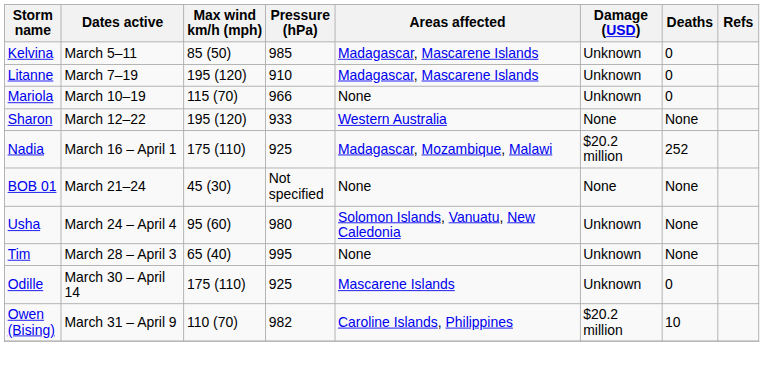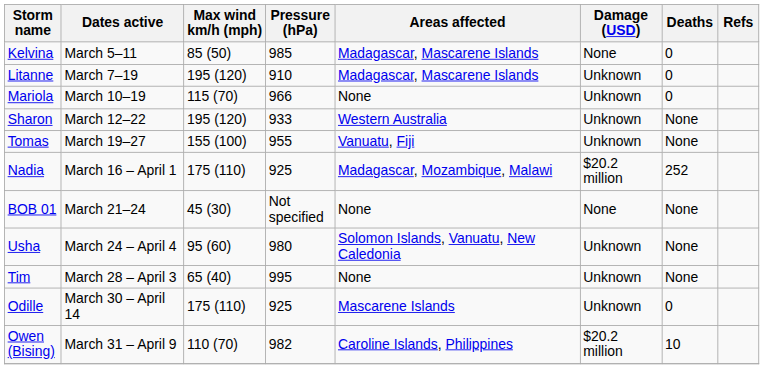(612, 53) Unknown -> (600, 53) None
(600, 119) None -> (612, 119) Unknown
+ row: (28, 141)
